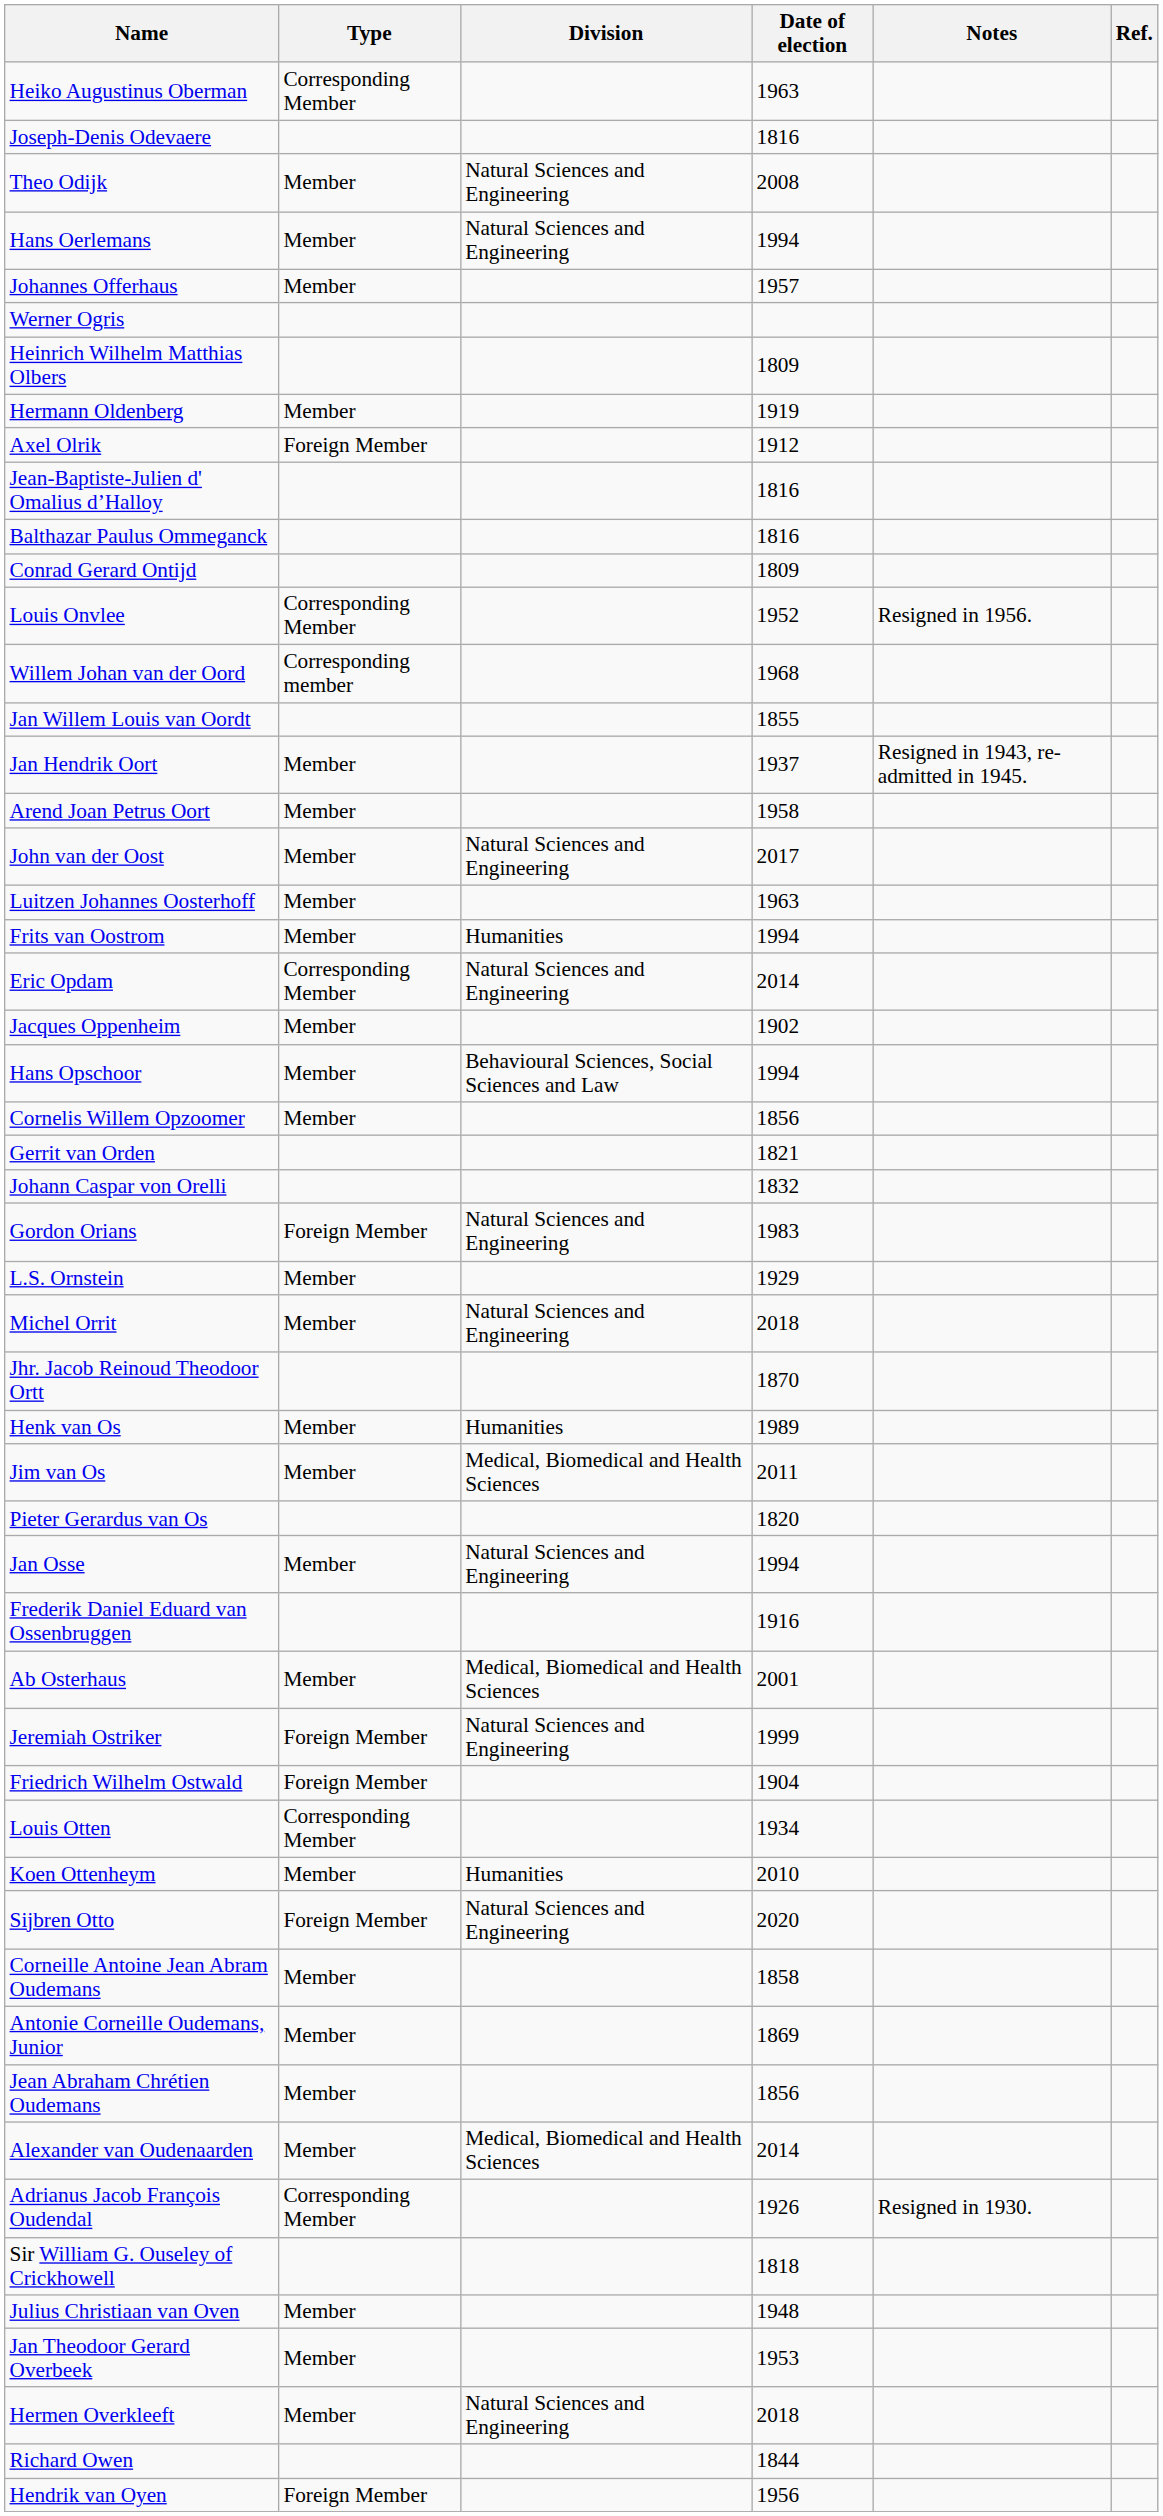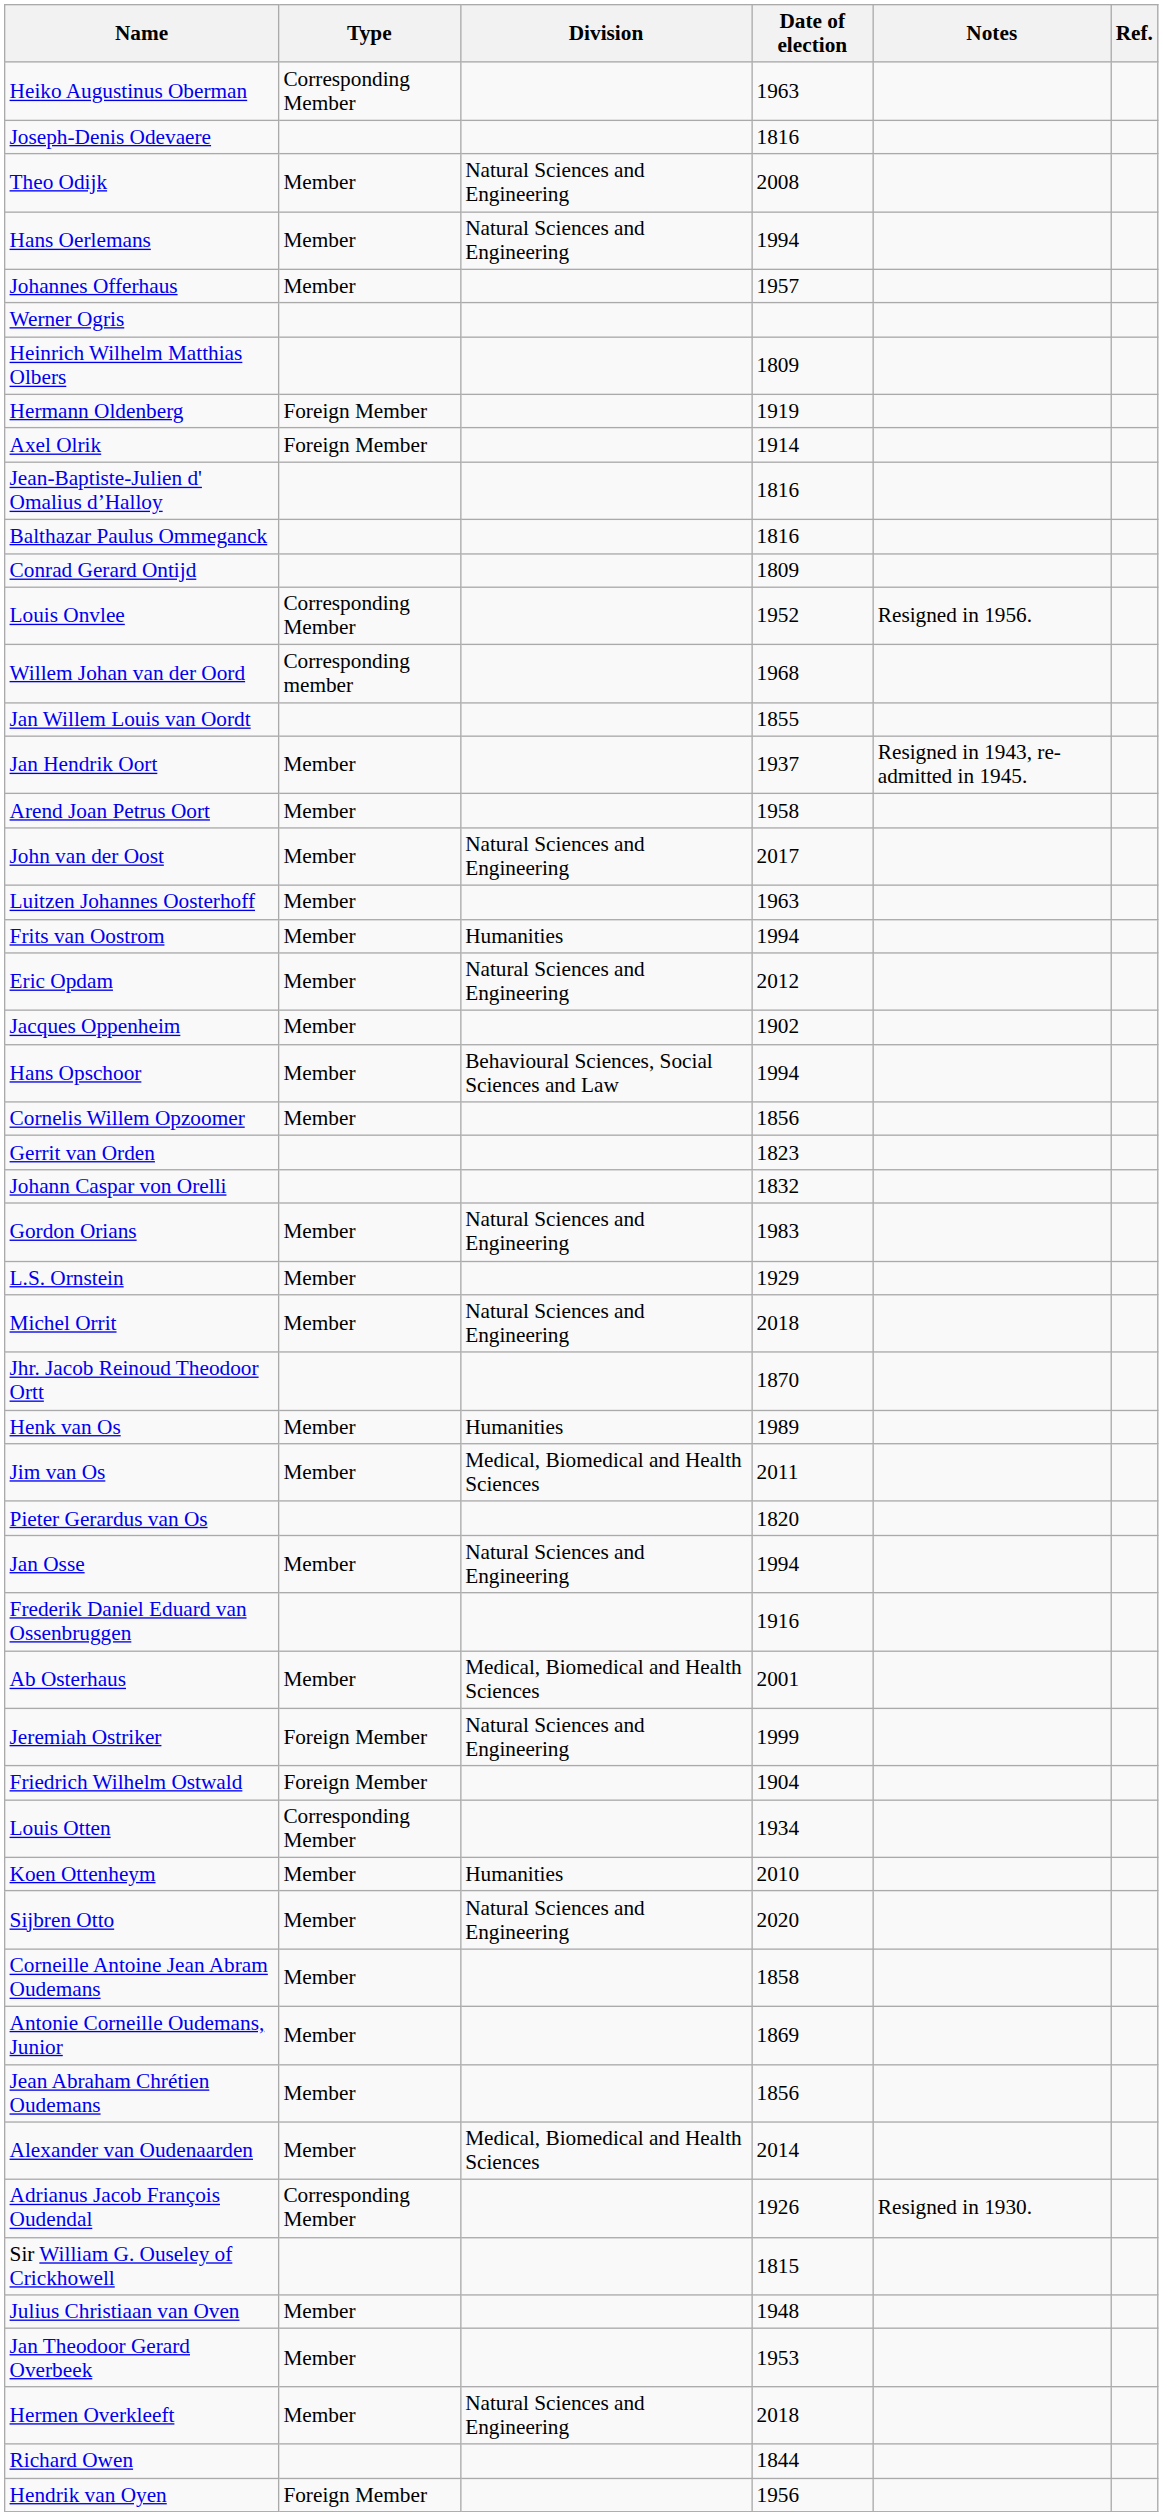(319, 411) Member -> (355, 411) Foreign Member
(778, 444) 1912 -> (778, 444) 1914
(347, 981) Corresponding Member -> (319, 981) Member
(778, 981) 2014 -> (778, 981) 2012
(778, 1152) 1821 -> (778, 1152) 1823
(355, 1231) Foreign Member -> (319, 1231) Member
(355, 1919) Foreign Member -> (319, 1919) Member
(778, 2265) 1818 -> (778, 2265) 1815
